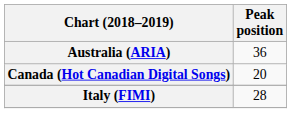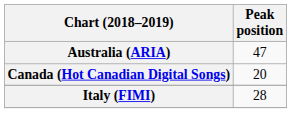(260, 52) 36 -> (260, 52) 47
